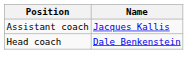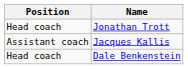+ row: (131, 27)
